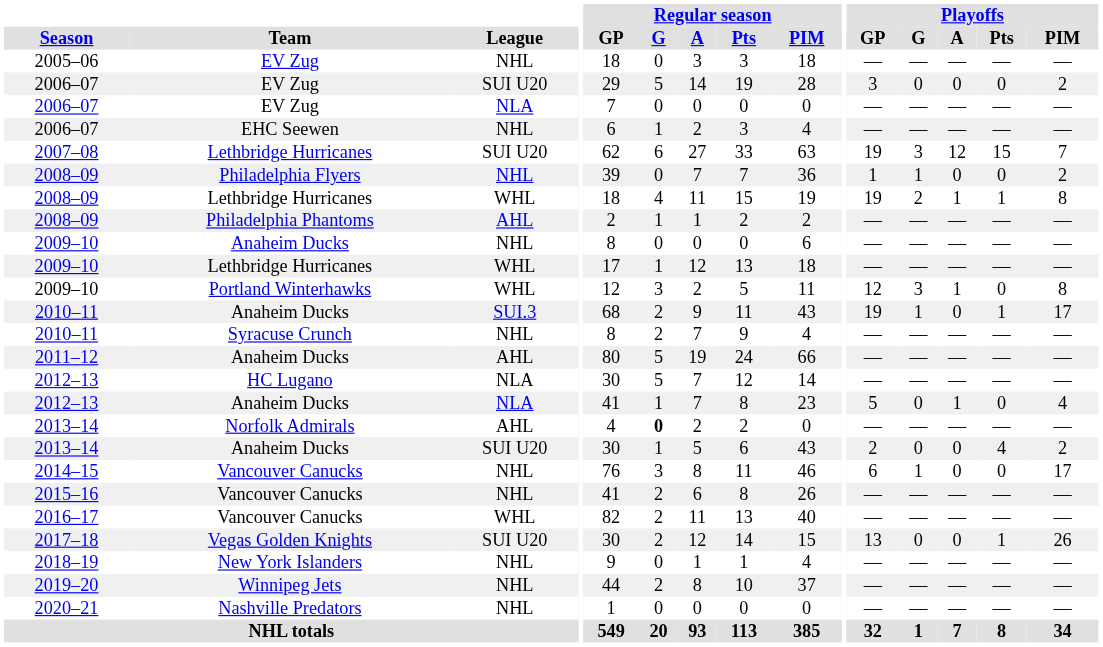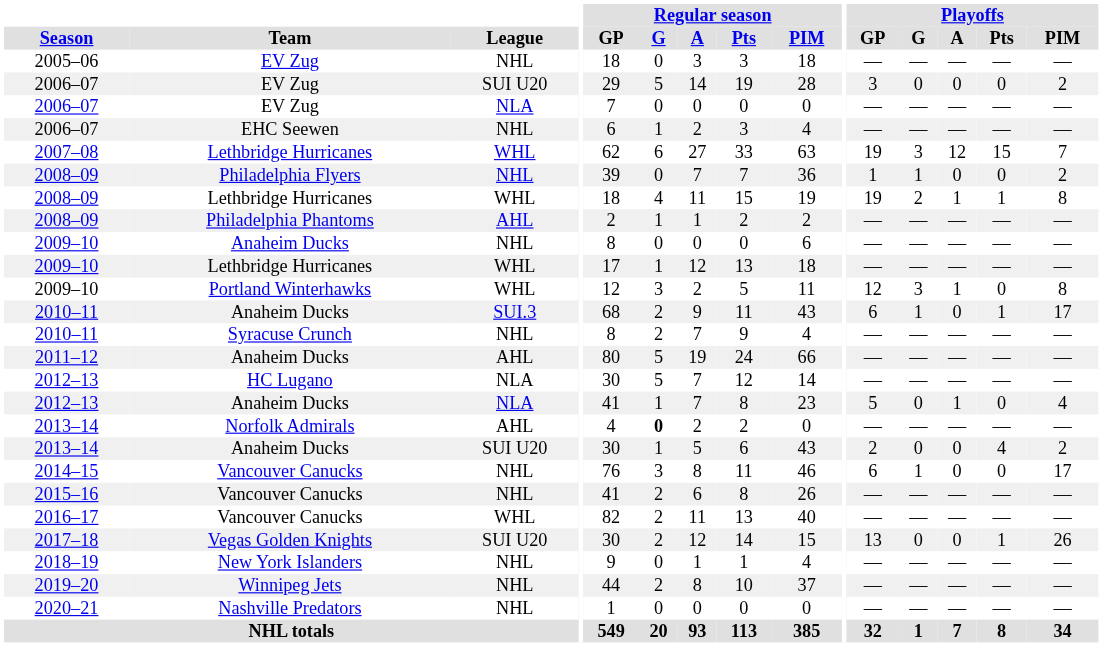(515, 152) SUI U20 -> (515, 152) WHL
(873, 311) 19 -> (873, 311) 6
